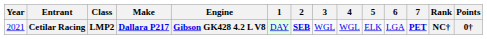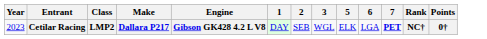- column: (350, 12)
(16, 27) 2021 -> (16, 27) 2023
(302, 27) bold -> (301, 27) normal
